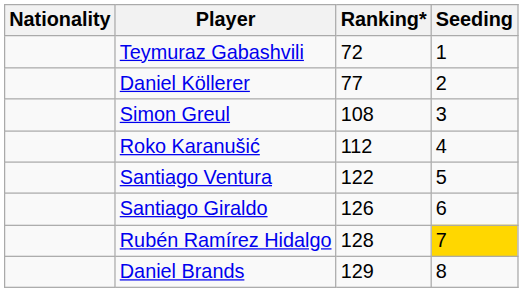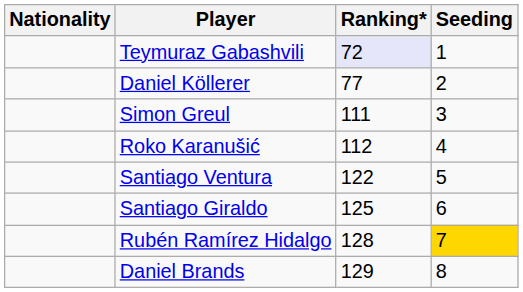(352, 51) no background -> (352, 51) lavender background
(357, 114) 108 -> (356, 114) 111
(357, 209) 126 -> (357, 209) 125
